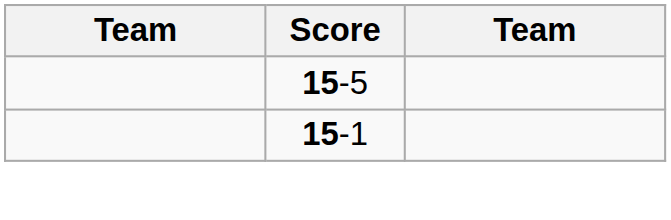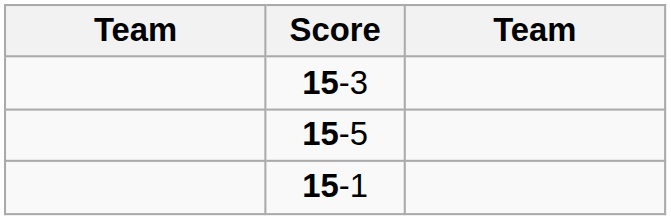+ row: (335, 82)
